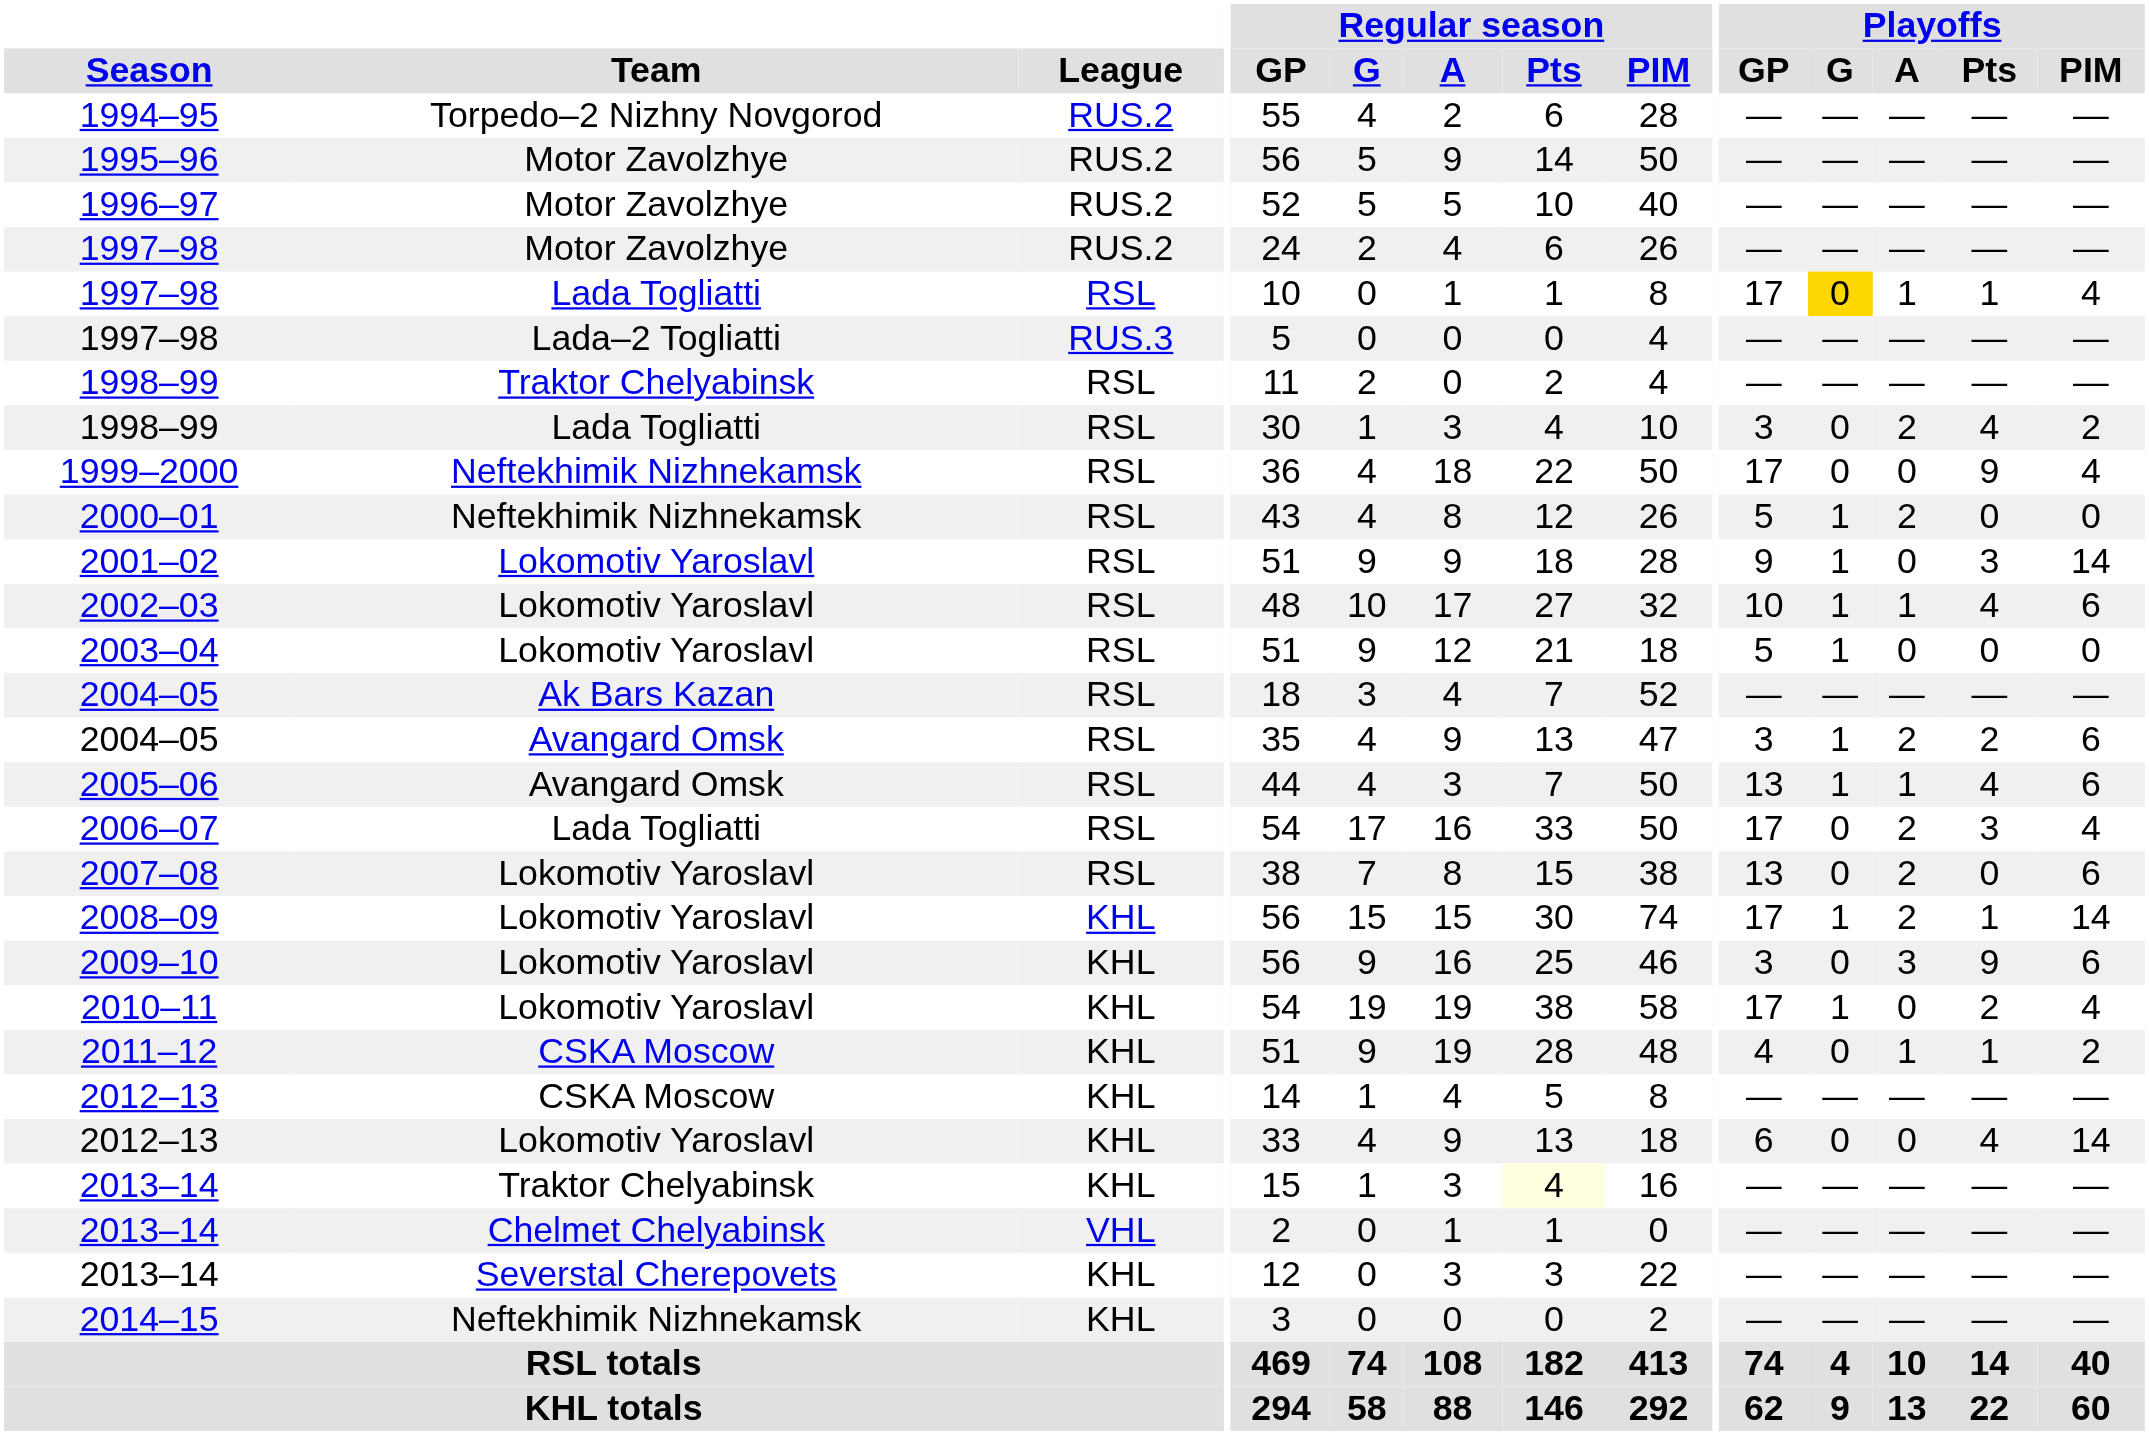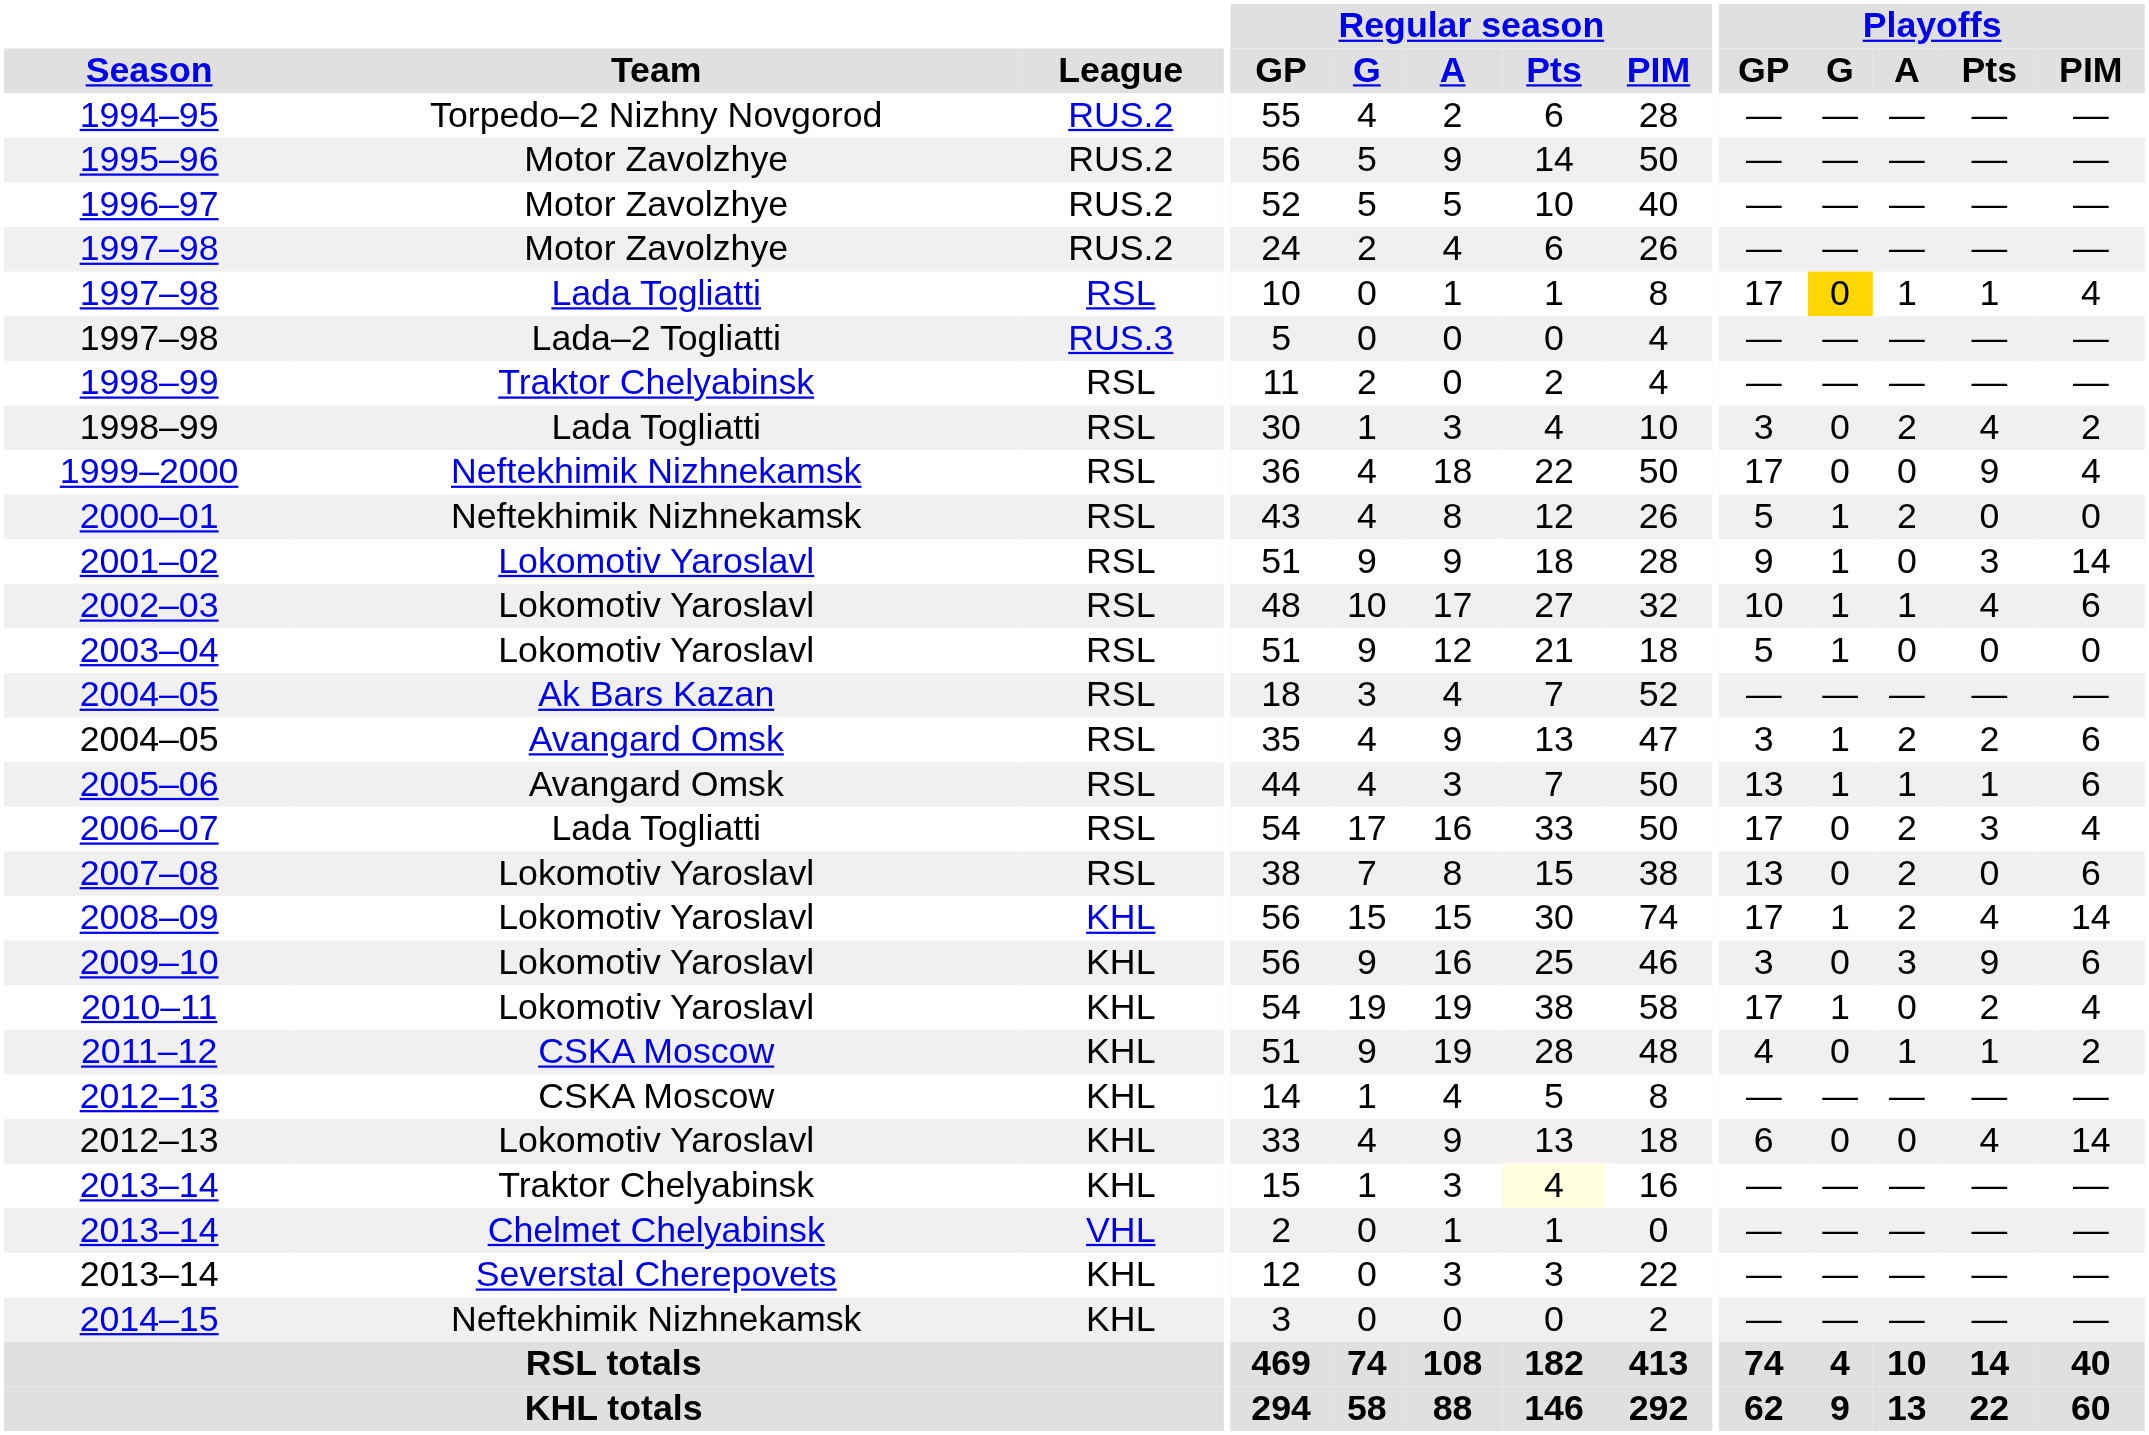(1989, 783) 4 -> (1989, 783) 1
(1989, 917) 1 -> (1989, 917) 4
